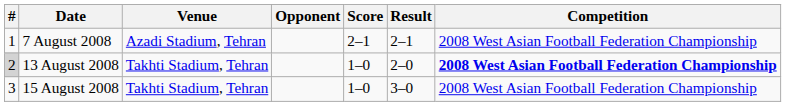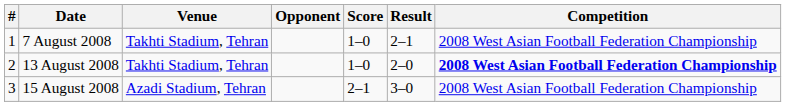(196, 40) Azadi Stadium, Tehran -> (197, 40) Takhti Stadium, Tehran
(359, 40) 2–1 -> (359, 40) 1–0
(12, 64) lightgrey background -> (12, 64) no background
(197, 88) Takhti Stadium, Tehran -> (196, 88) Azadi Stadium, Tehran
(359, 88) 1–0 -> (359, 88) 2–1
